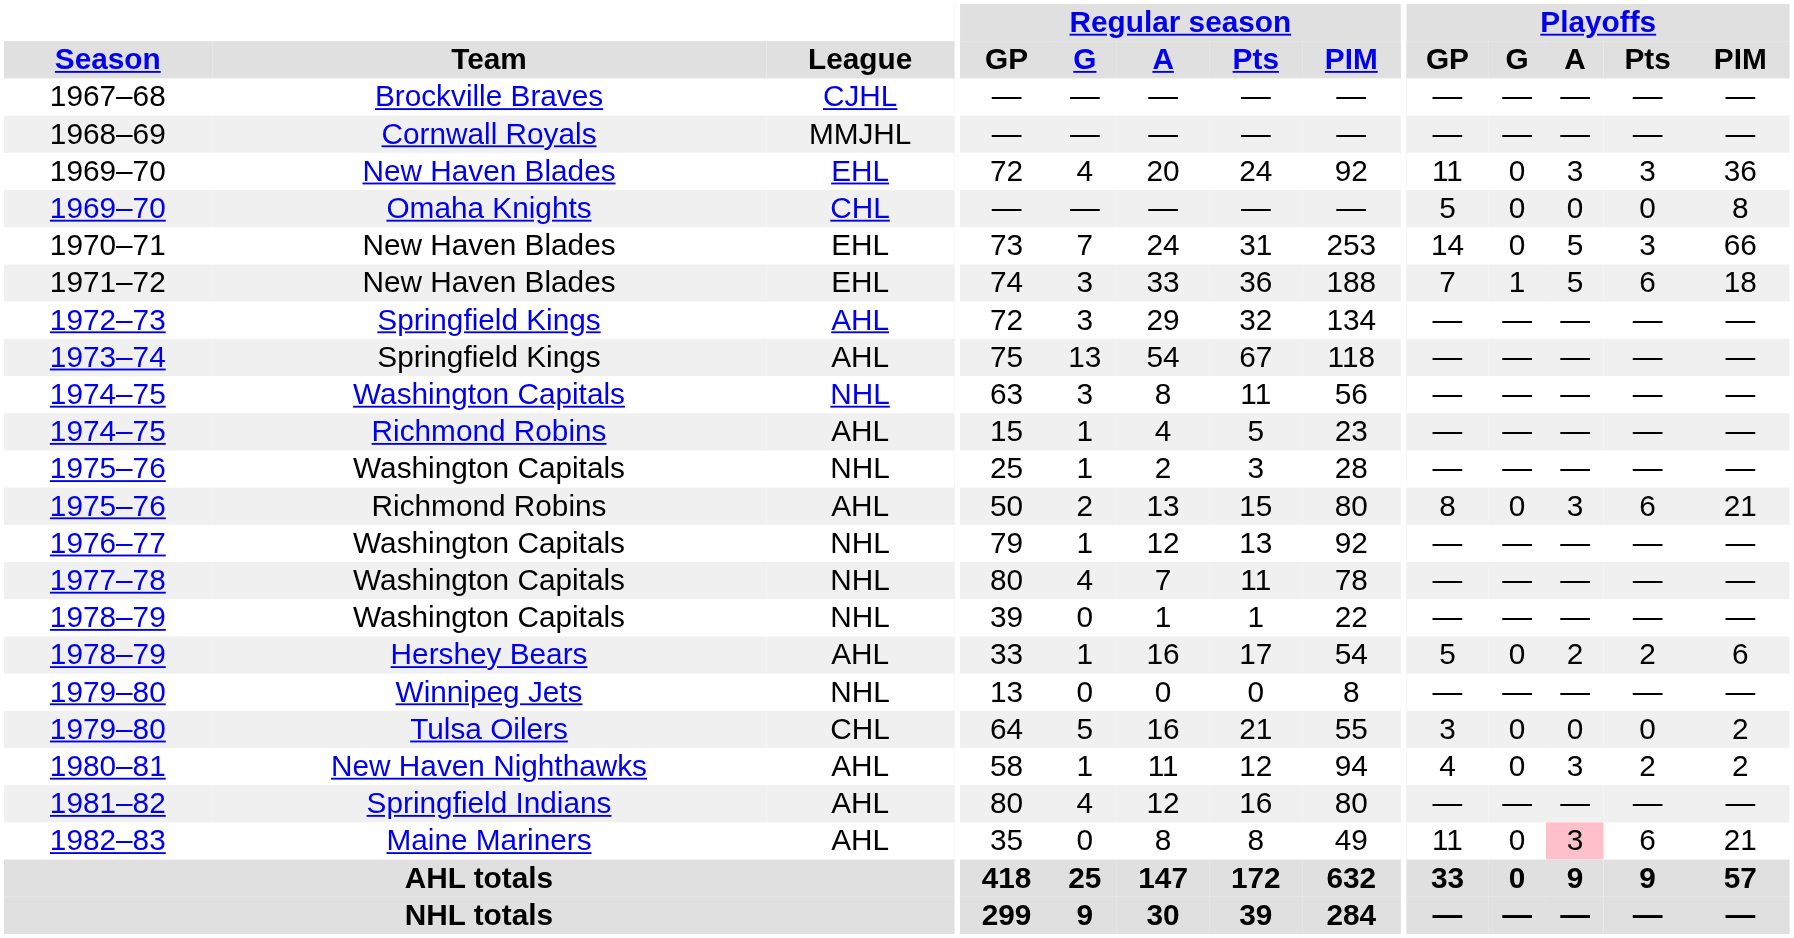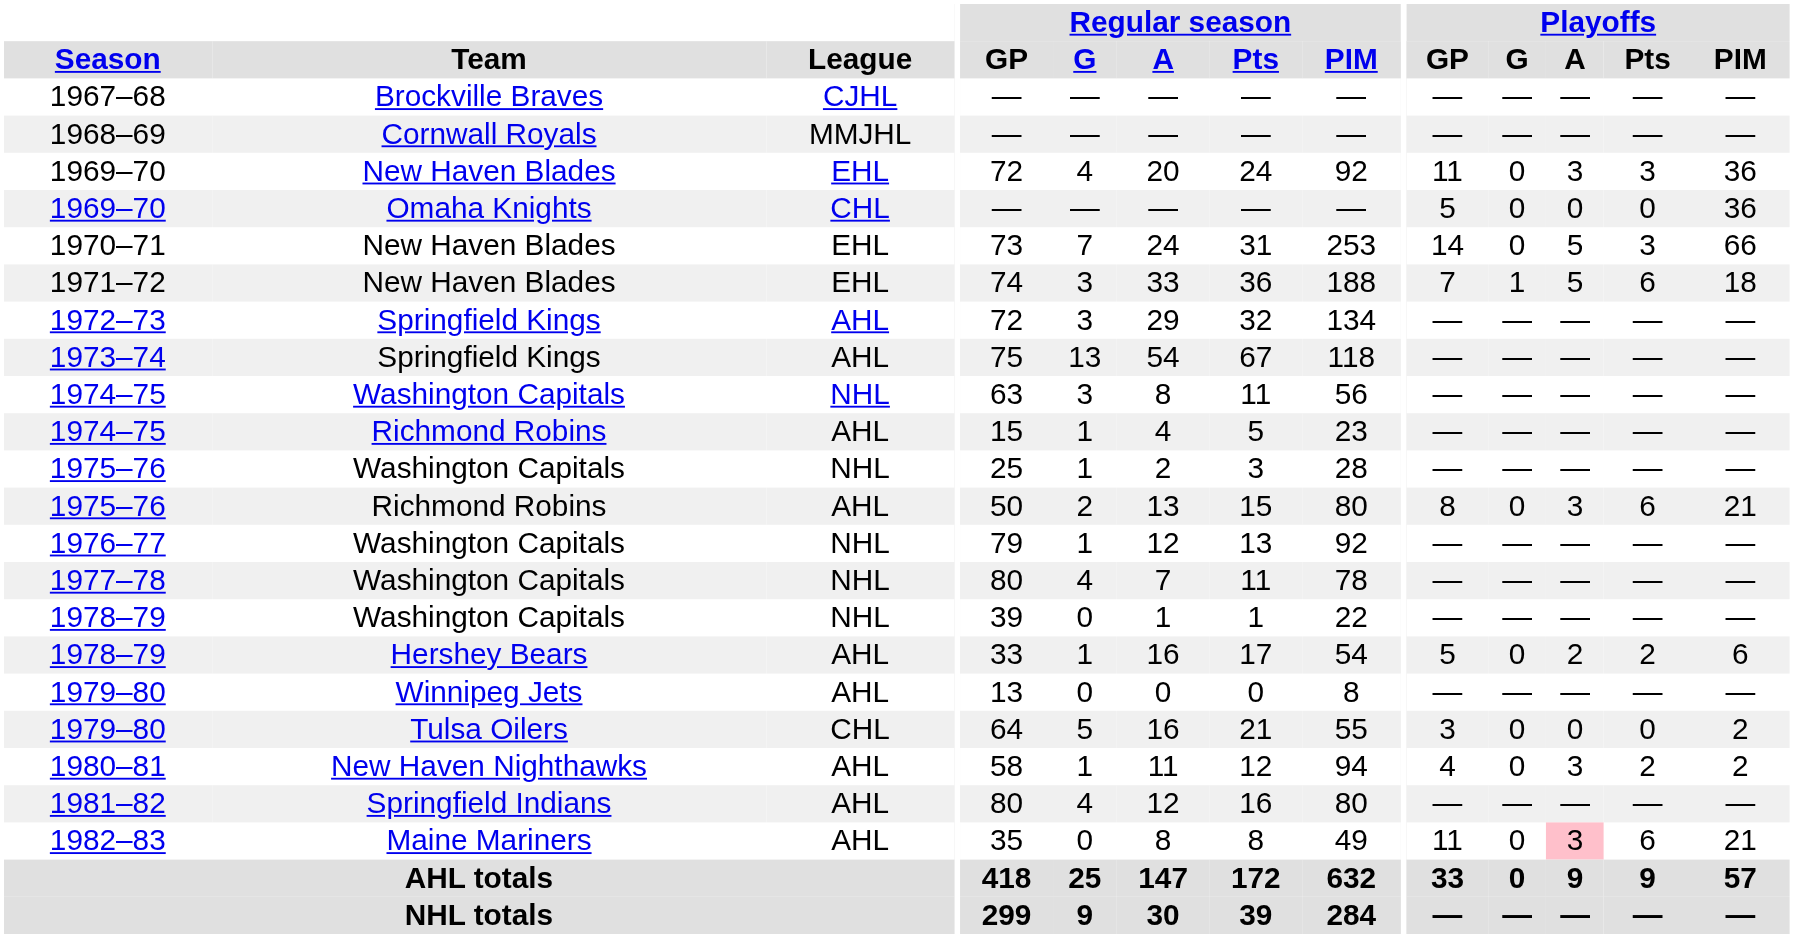(1740, 208) 8 -> (1740, 208) 36
(860, 691) NHL -> (860, 691) AHL
